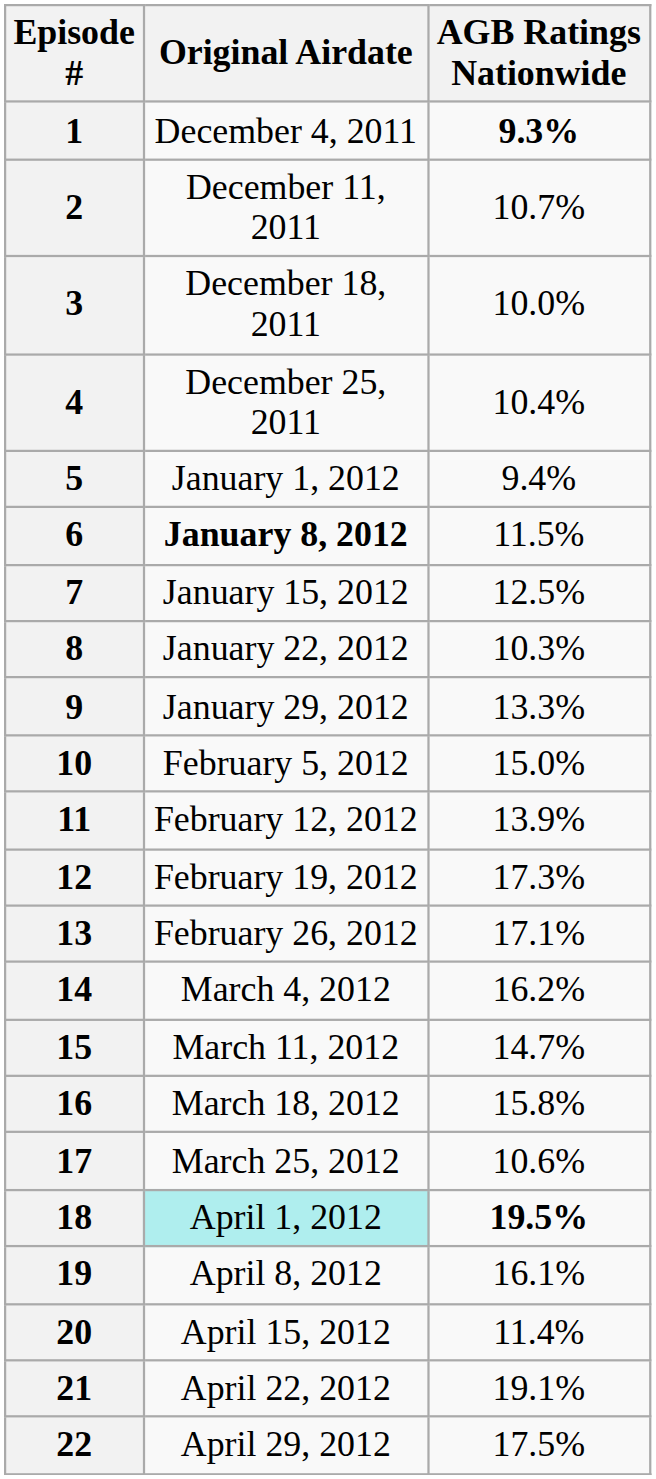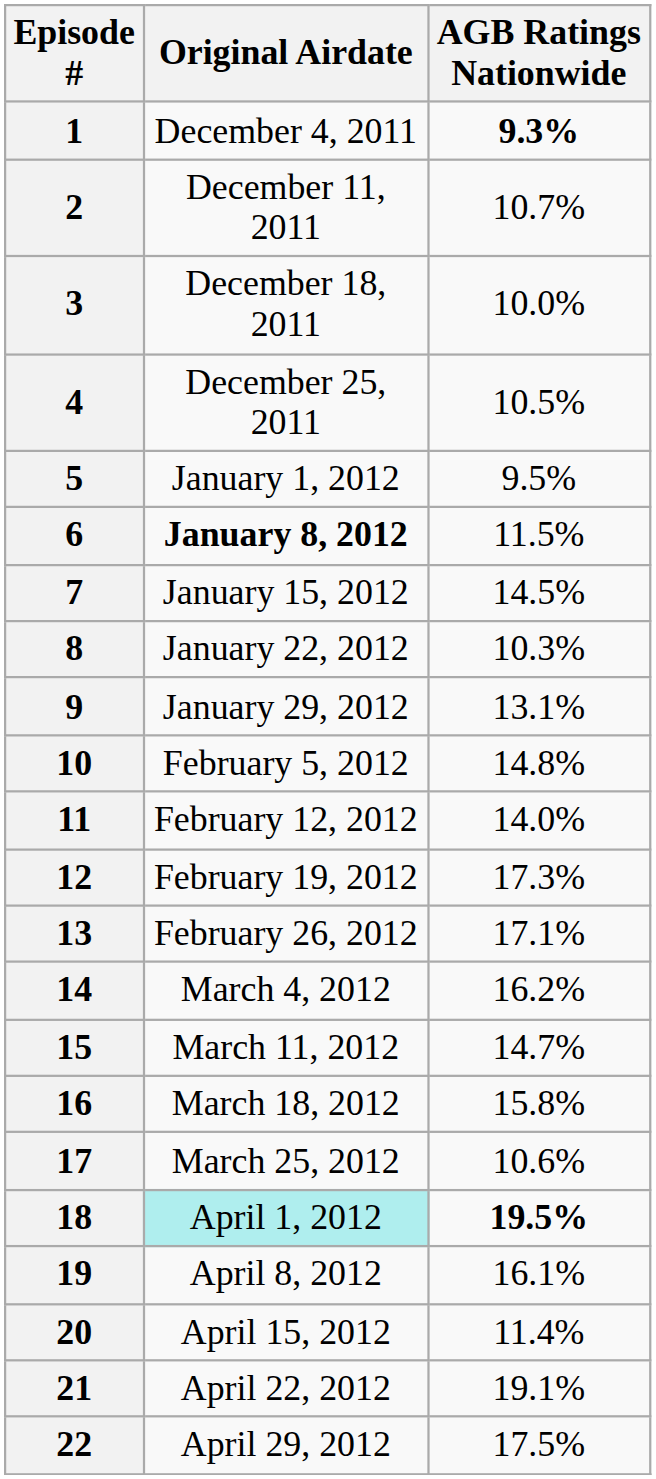(539, 401) 10.4% -> (539, 401) 10.5%
(539, 478) 9.4% -> (539, 478) 9.5%
(539, 592) 12.5% -> (539, 592) 14.5%
(539, 705) 13.3% -> (539, 705) 13.1%
(539, 762) 15.0% -> (539, 762) 14.8%
(539, 819) 13.9% -> (539, 819) 14.0%
